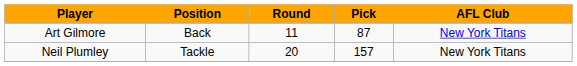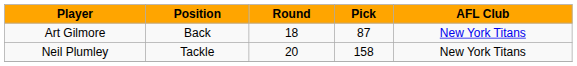(292, 33) 11 -> (292, 33) 18
(364, 52) 157 -> (364, 52) 158
